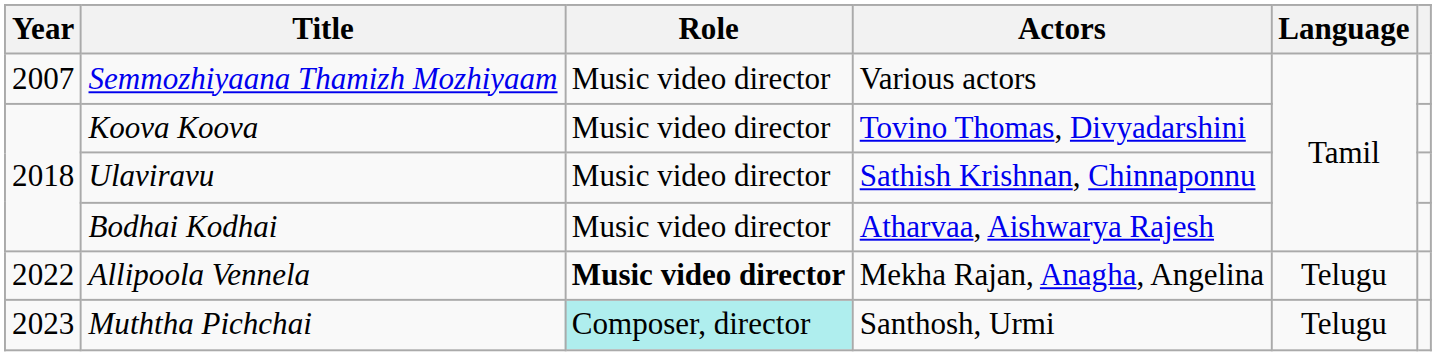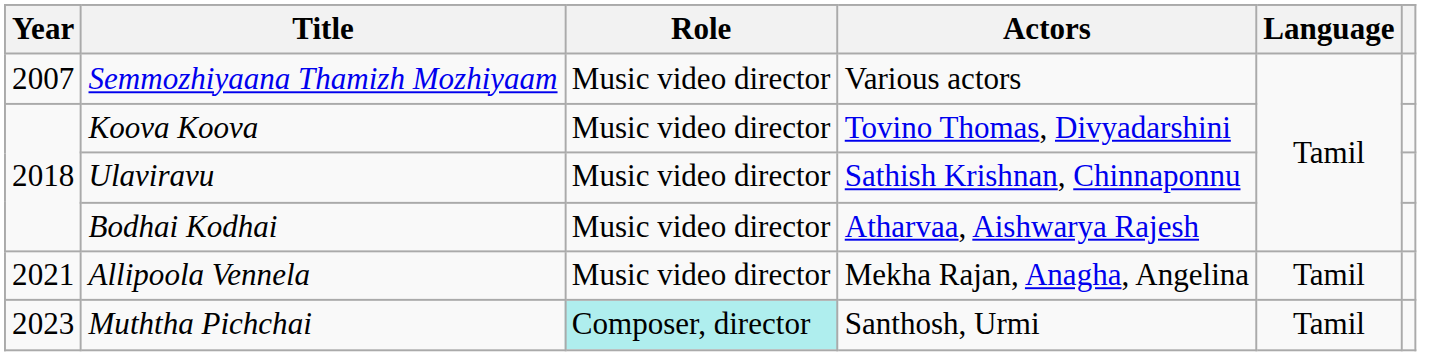(43, 275) 2022 -> (43, 275) 2021
(709, 275) bold -> (701, 275) normal
(1344, 275) Telugu -> (1329, 275) Tamil
(1344, 324) Telugu -> (1329, 324) Tamil
